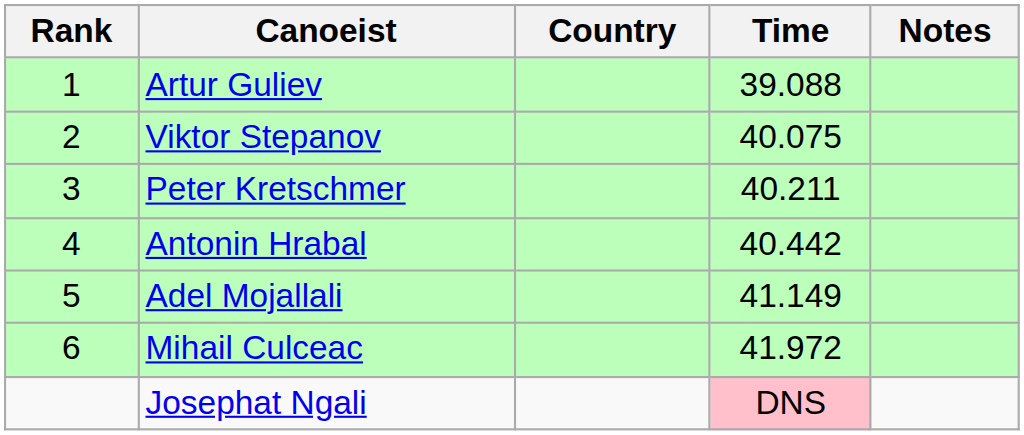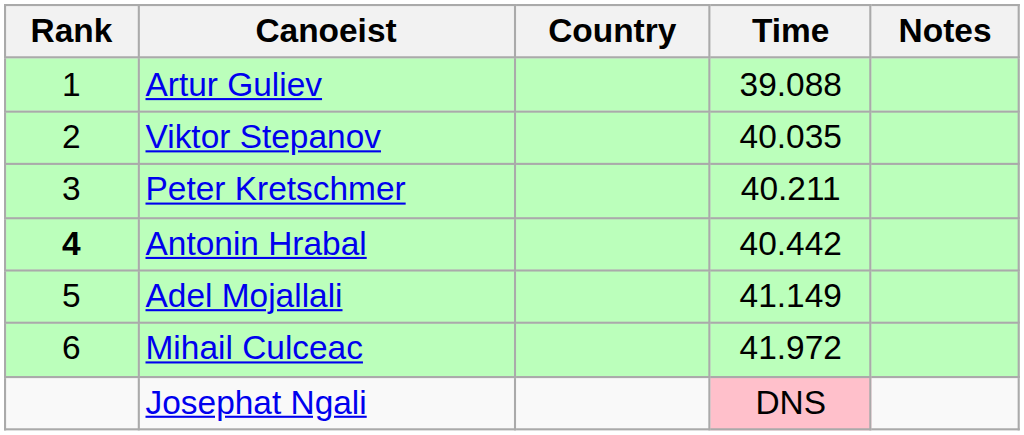(791, 137) 40.075 -> (791, 137) 40.035
(71, 243) normal -> (71, 243) bold
